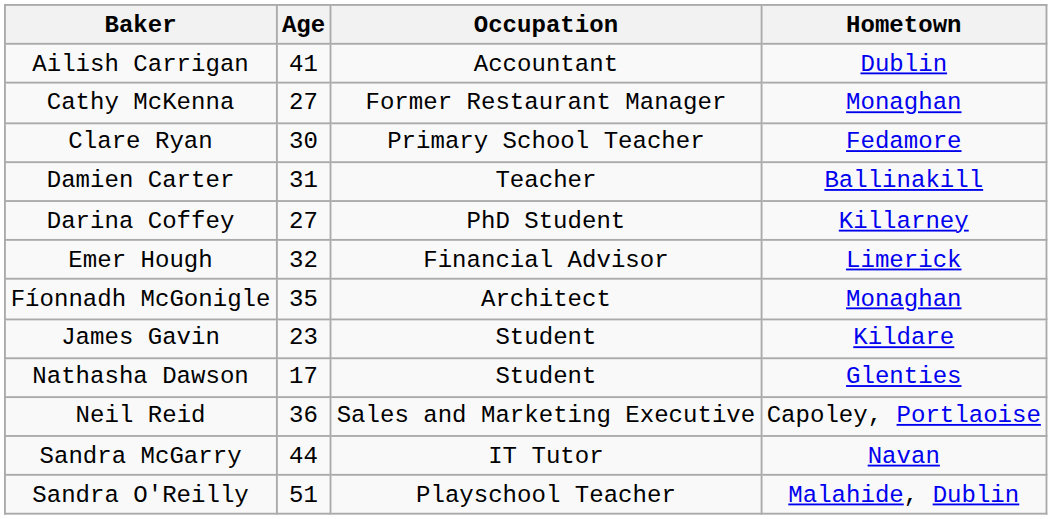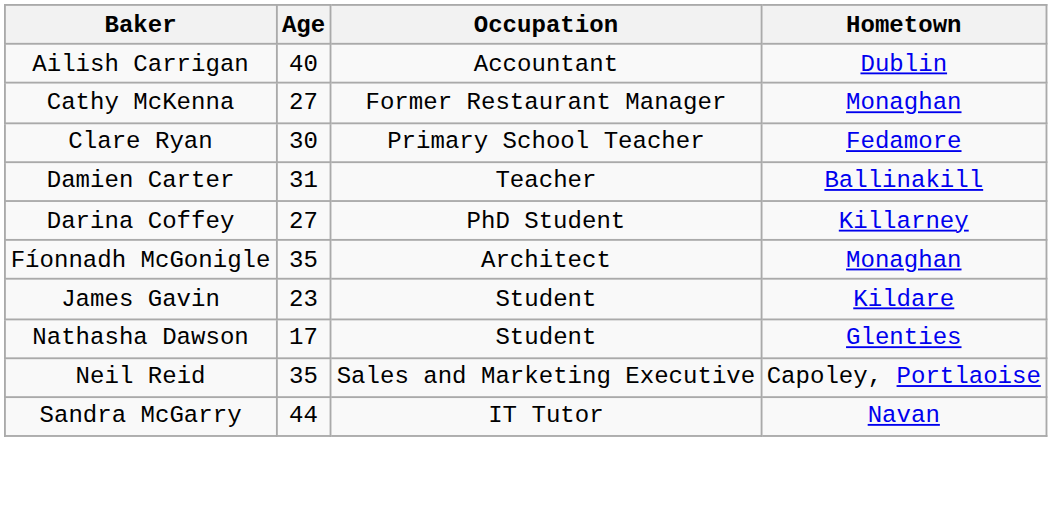(304, 64) 41 -> (304, 64) 40
- row: (141, 260)
(304, 416) 36 -> (304, 377) 35
- row: (141, 495)
